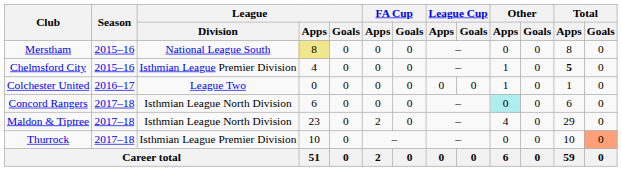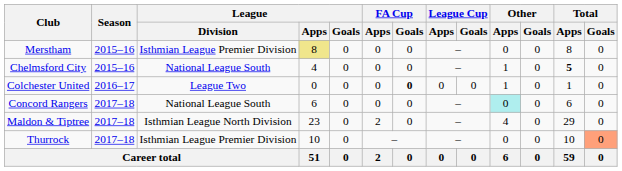(218, 49) National League South -> (218, 49) Isthmian League Premier Division
(218, 67) Isthmian League Premier Division -> (218, 67) National League South
(409, 85) normal -> (409, 85) bold
(218, 103) Isthmian League North Division -> (218, 103) National League South
